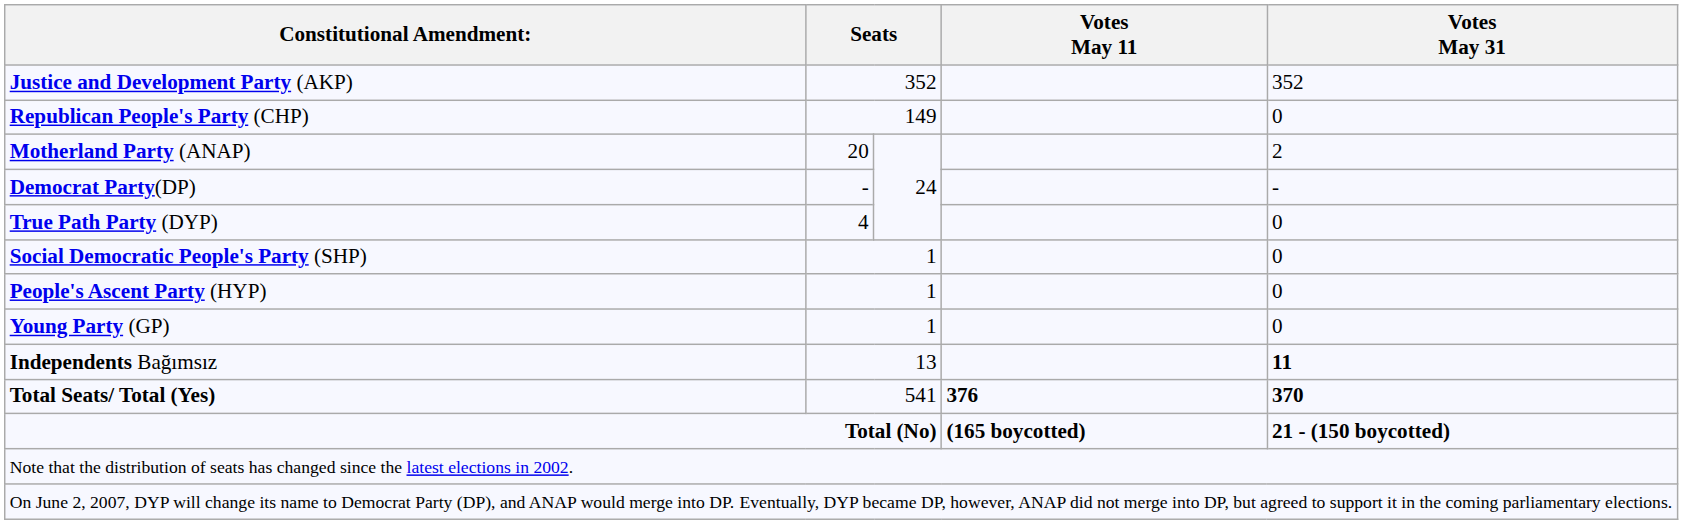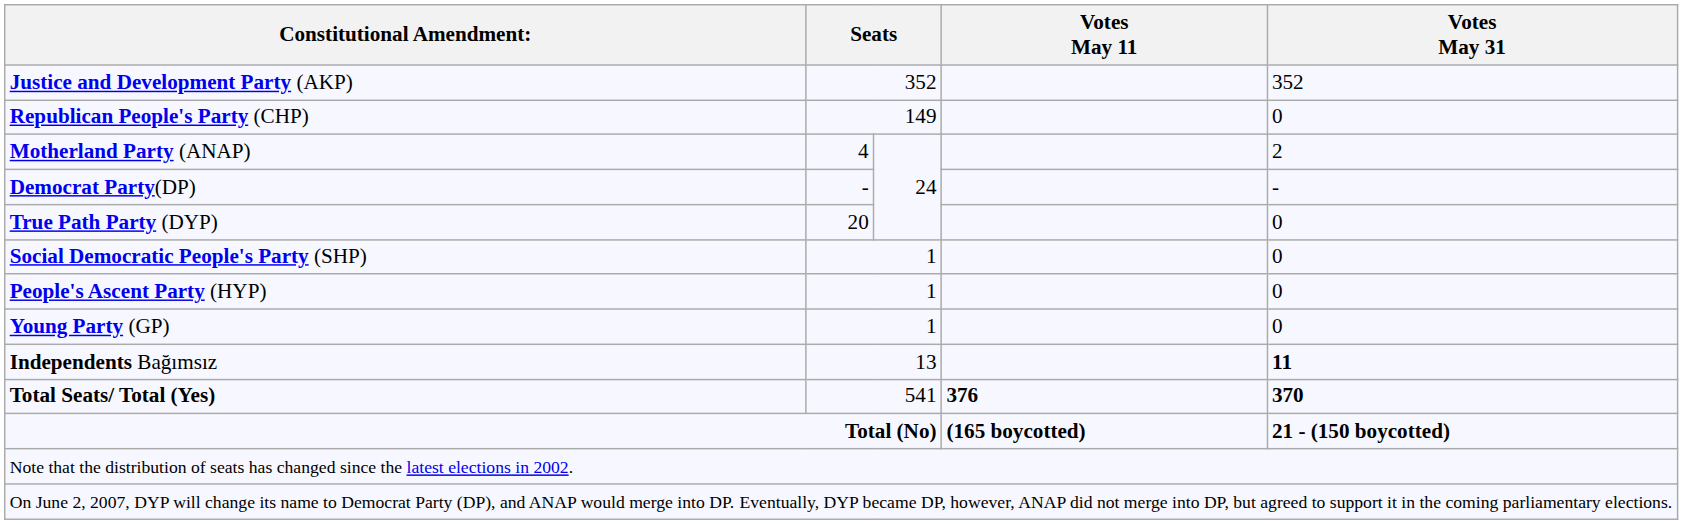(858, 152) 20 -> (863, 152) 4
(863, 221) 4 -> (858, 221) 20
